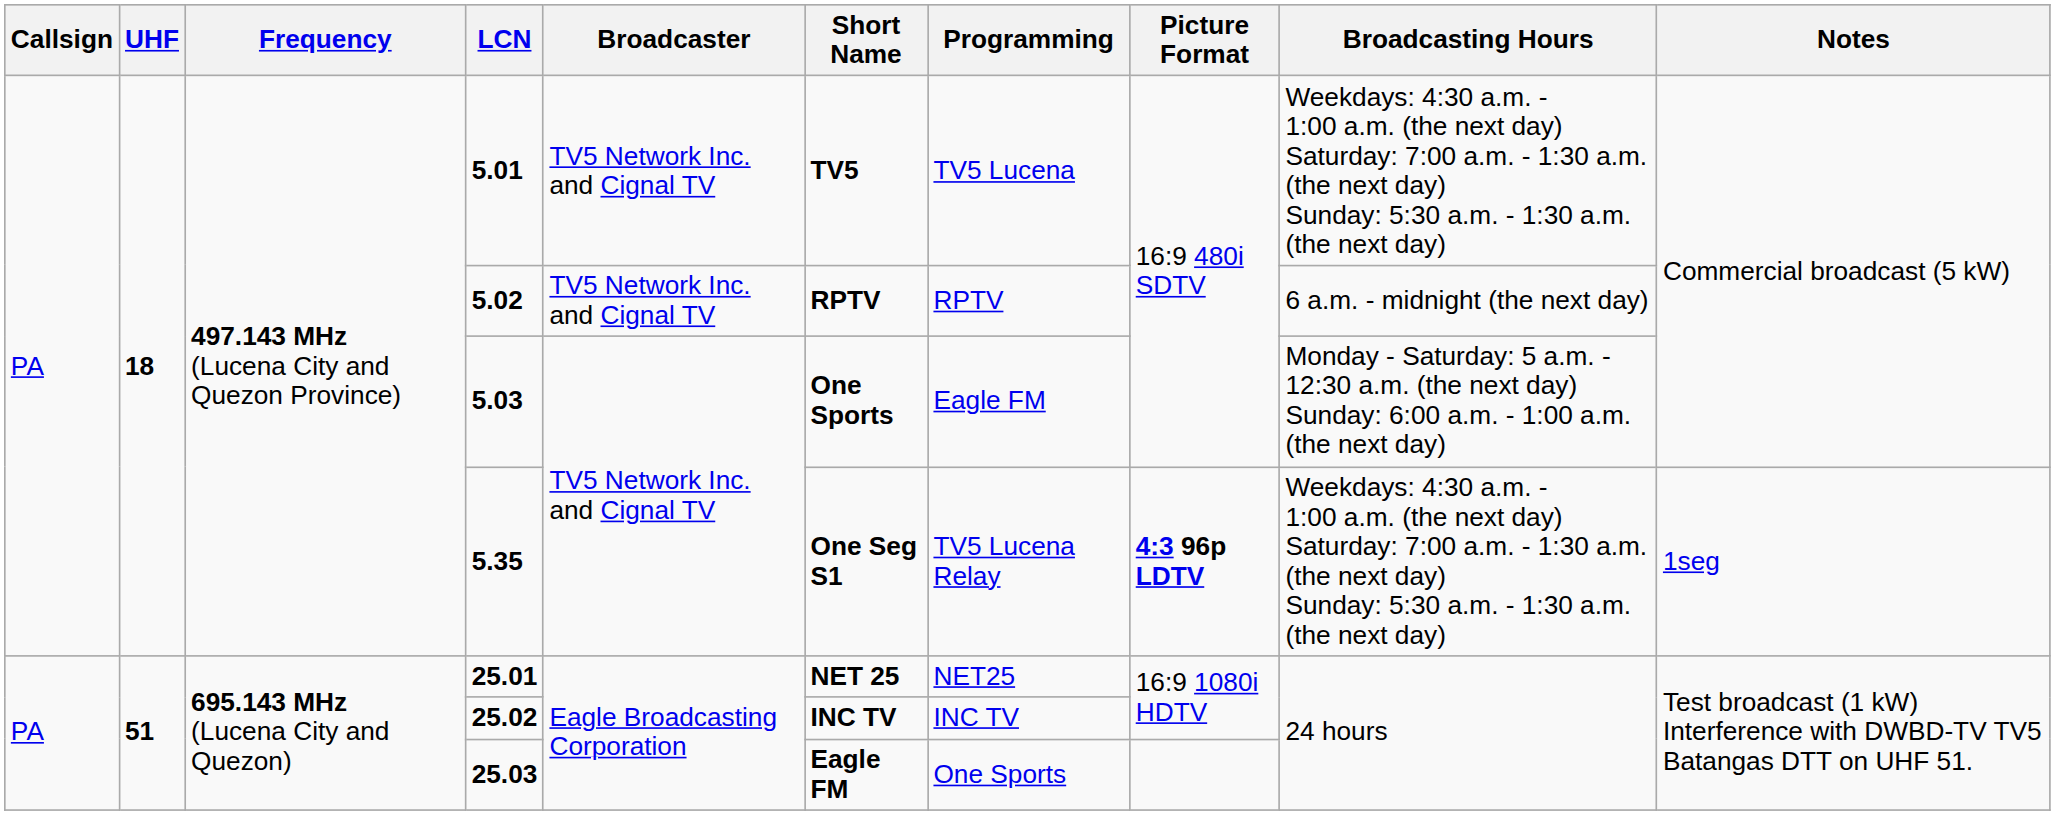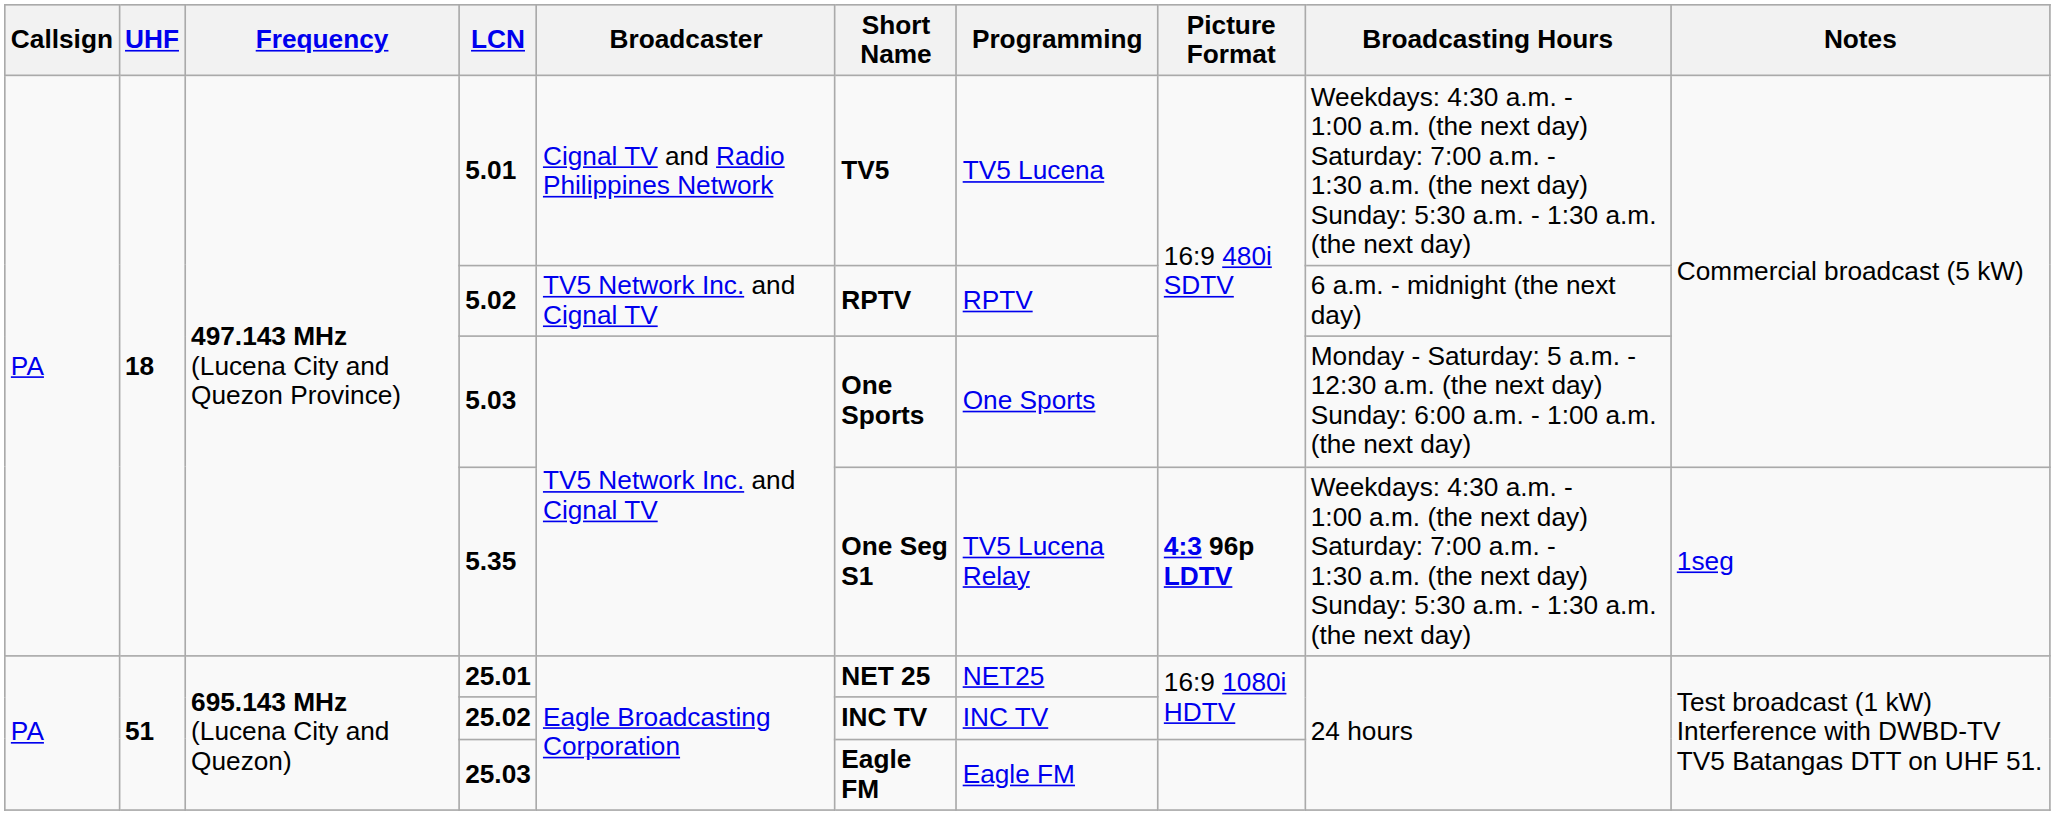(650, 170) TV5 Network Inc. and Cignal TV -> (664, 170) Cignal TV and Radio Philippines Network
(990, 401) Eagle FM -> (1029, 401) One Sports
(1000, 774) One Sports -> (1019, 774) Eagle FM
